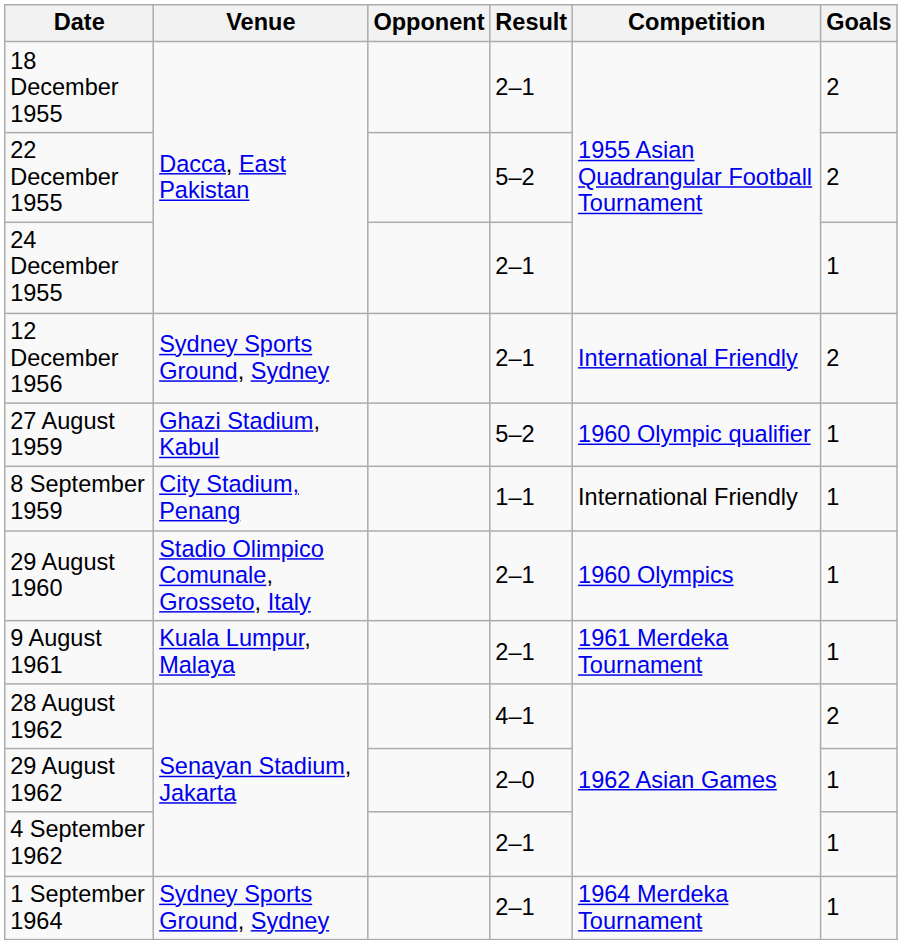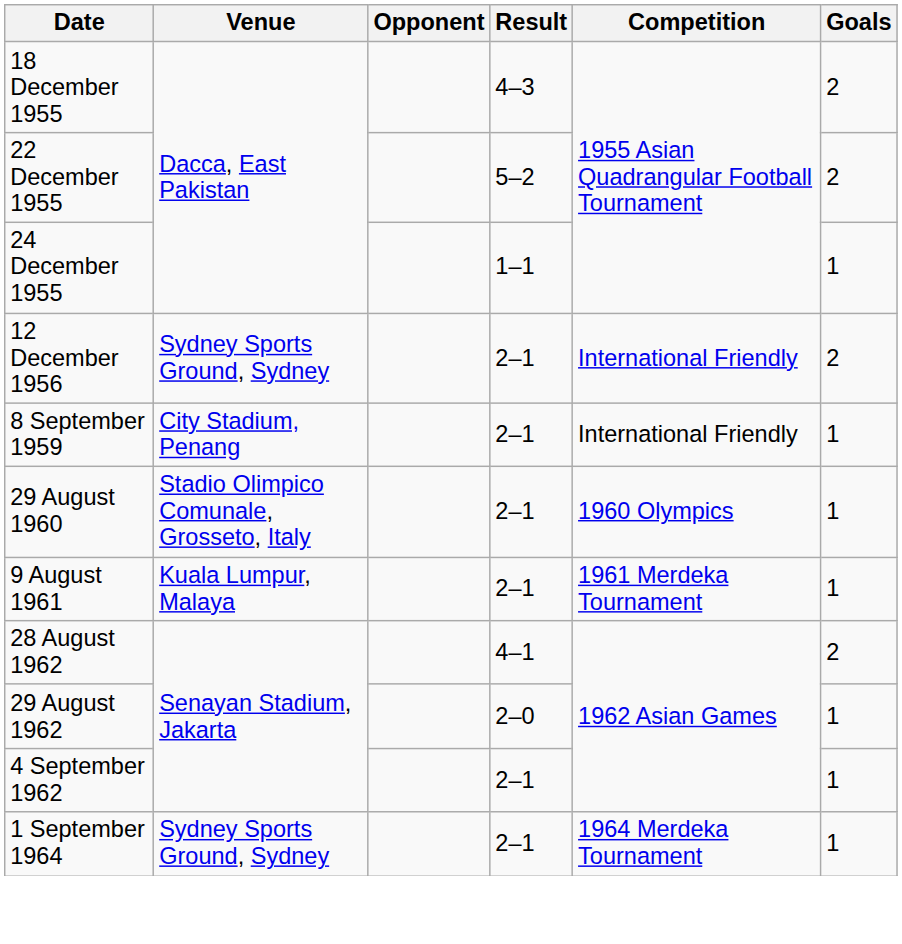(515, 86) 2–1 -> (515, 86) 4–3
(515, 267) 2–1 -> (515, 267) 1–1
- row: (62, 434)
(515, 498) 1–1 -> (515, 434) 2–1
